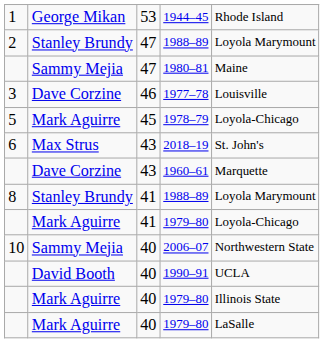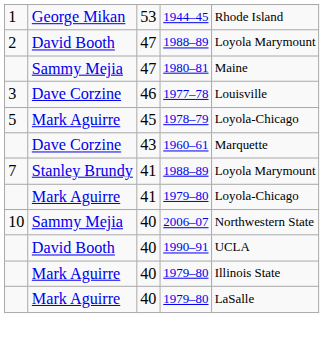(82, 42) Stanley Brundy -> (73, 42) David Booth
- row: (148, 145)
(12, 196) 8 -> (12, 171) 7
